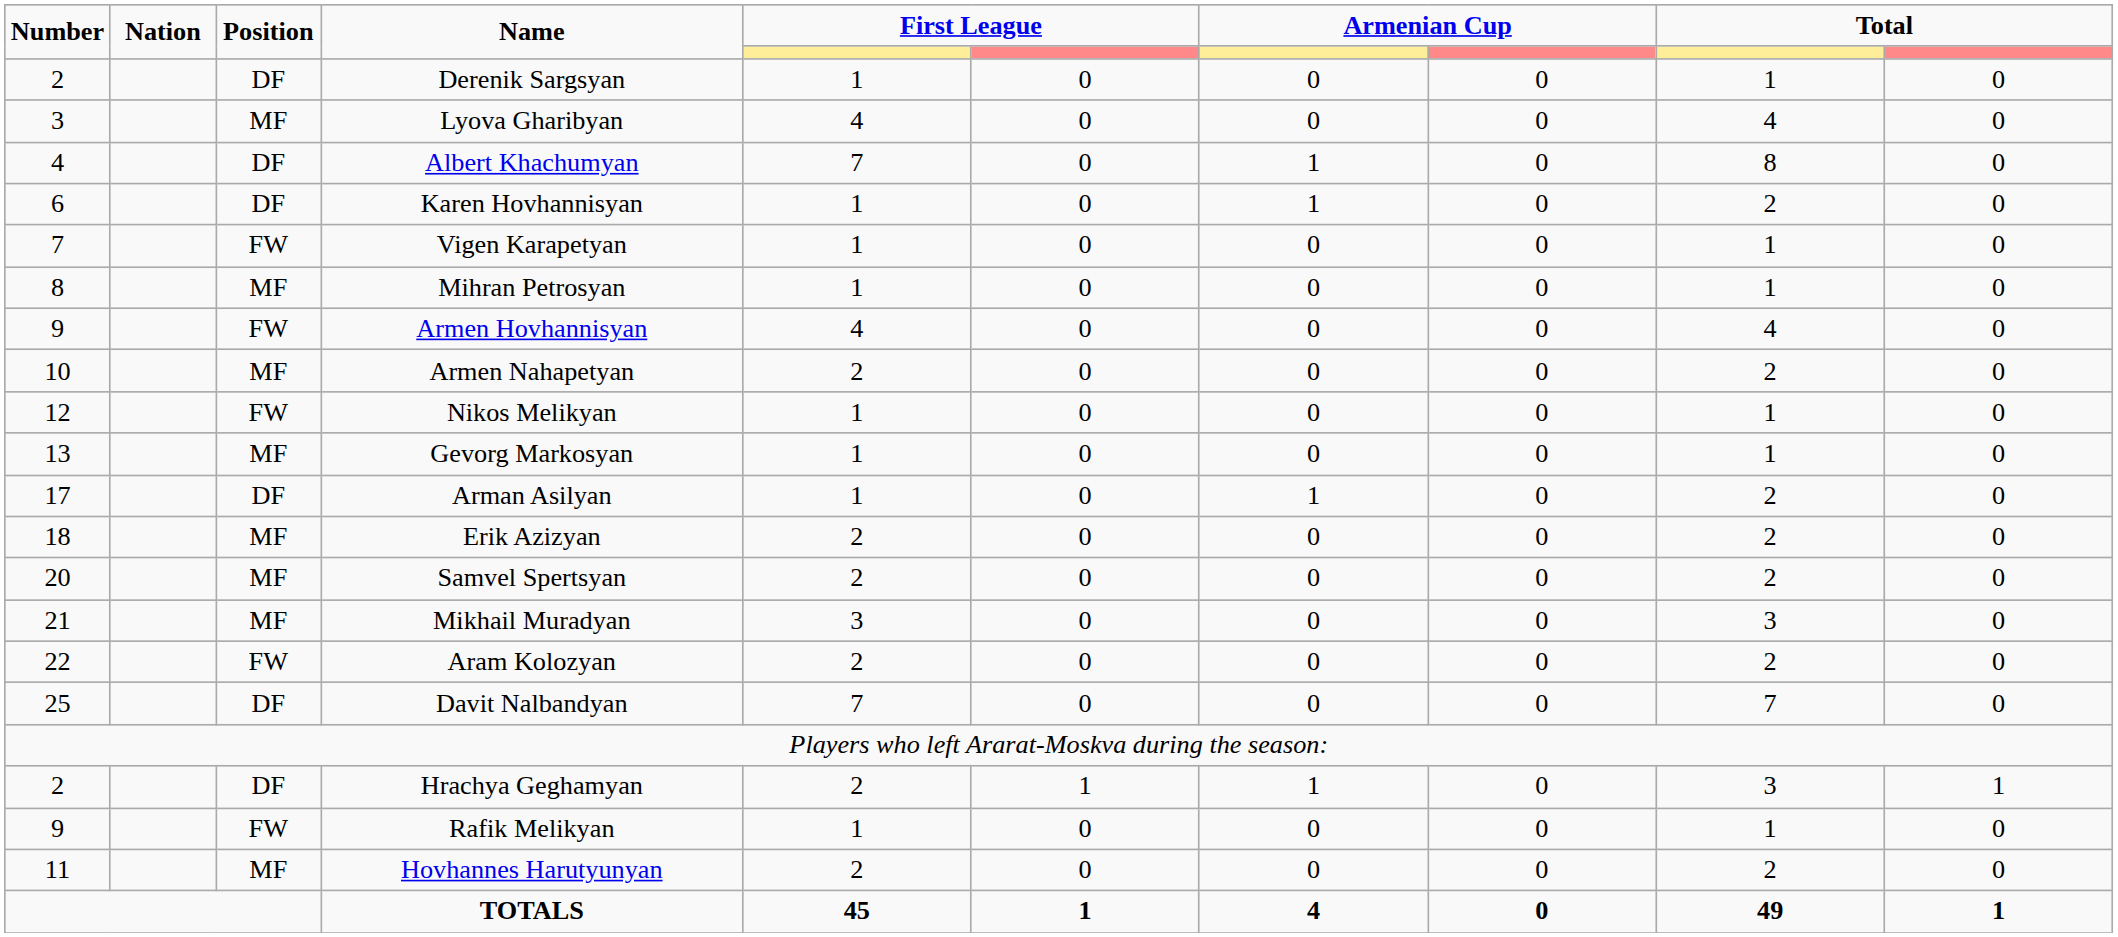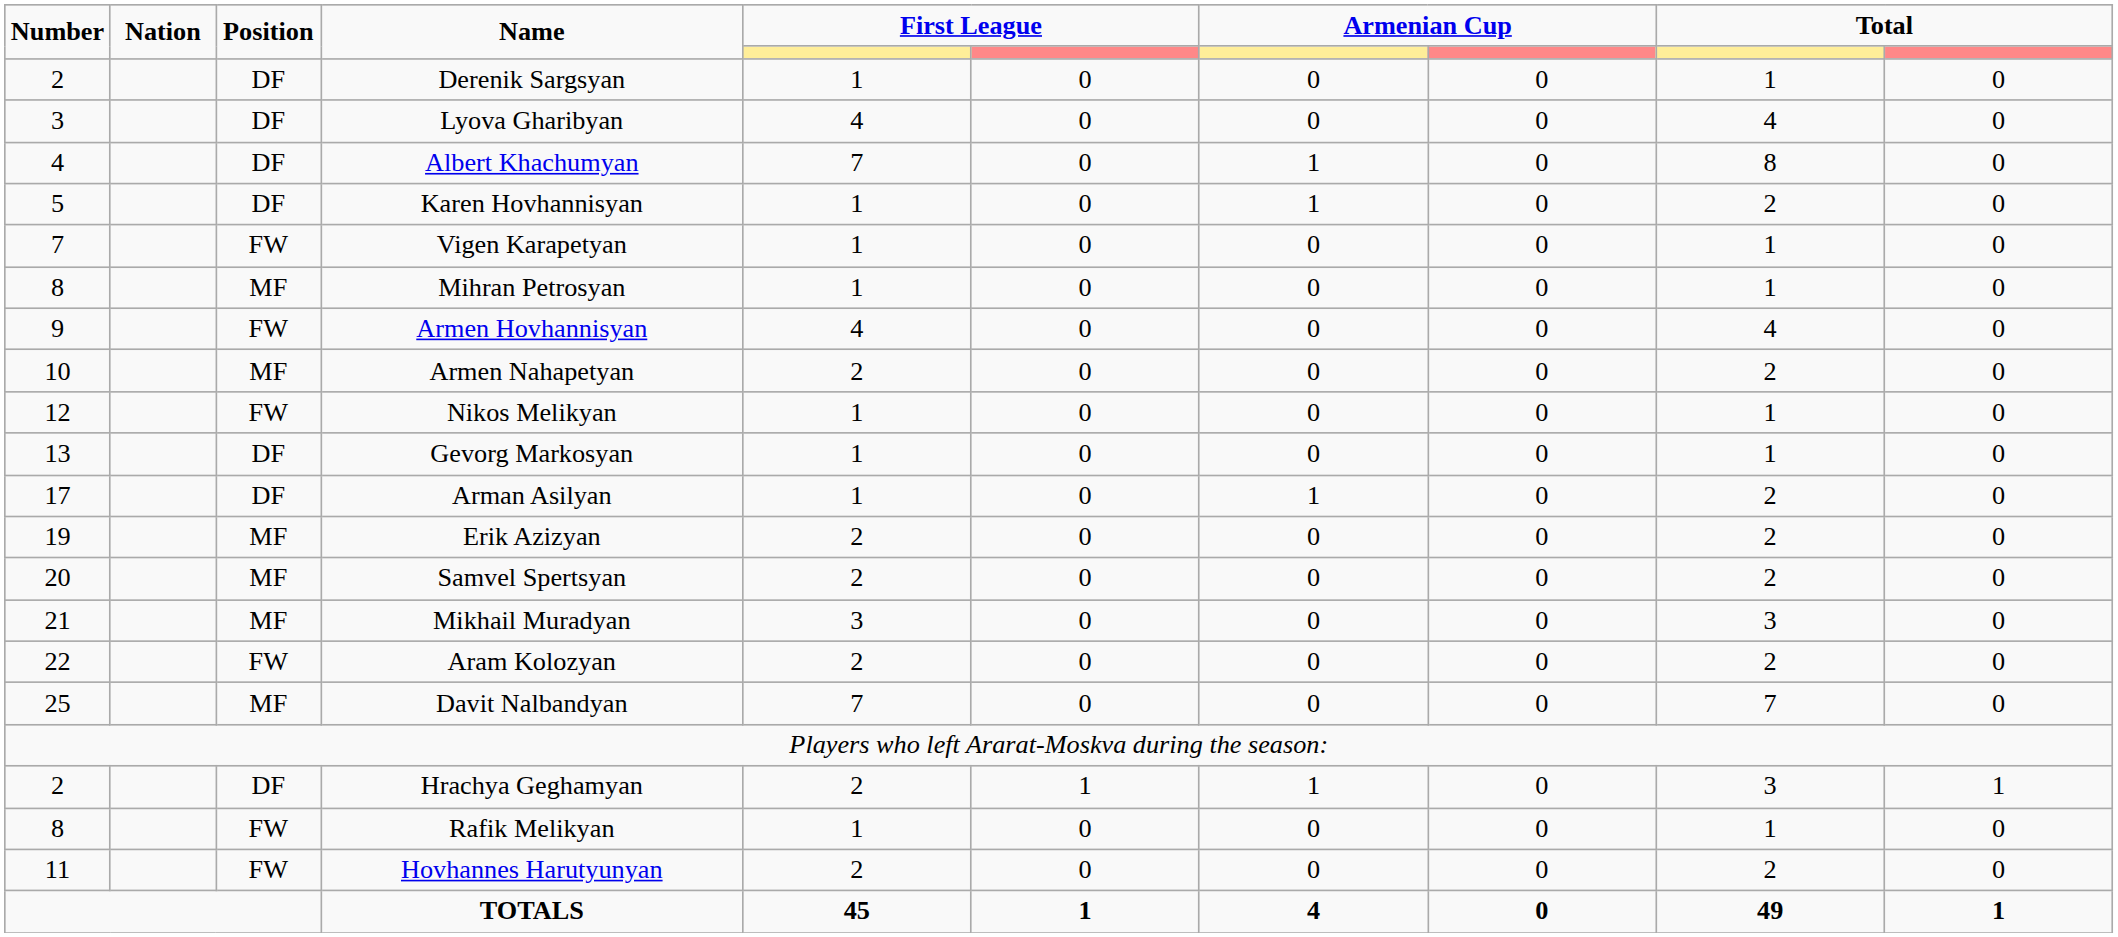(268, 120) MF -> (268, 120) DF
(58, 203) 6 -> (58, 203) 5
(268, 453) MF -> (268, 453) DF
(58, 536) 18 -> (58, 536) 19
(268, 703) DF -> (268, 703) MF
(58, 828) 9 -> (58, 828) 8
(268, 869) MF -> (268, 869) FW
